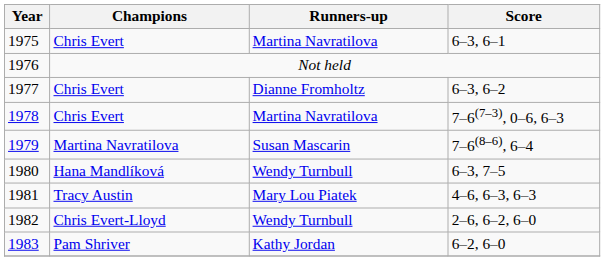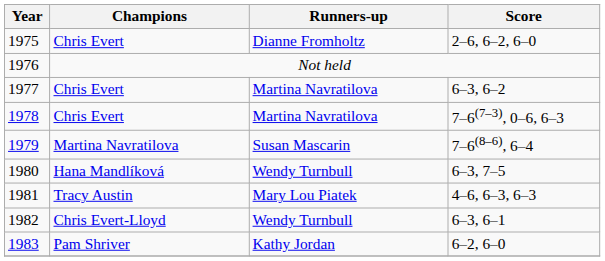(315, 41) Martina Navratilova -> (309, 41) Dianne Fromholtz
(479, 41) 6–3, 6–1 -> (494, 41) 2–6, 6–2, 6–0
(309, 89) Dianne Fromholtz -> (315, 89) Martina Navratilova
(494, 219) 2–6, 6–2, 6–0 -> (479, 219) 6–3, 6–1
